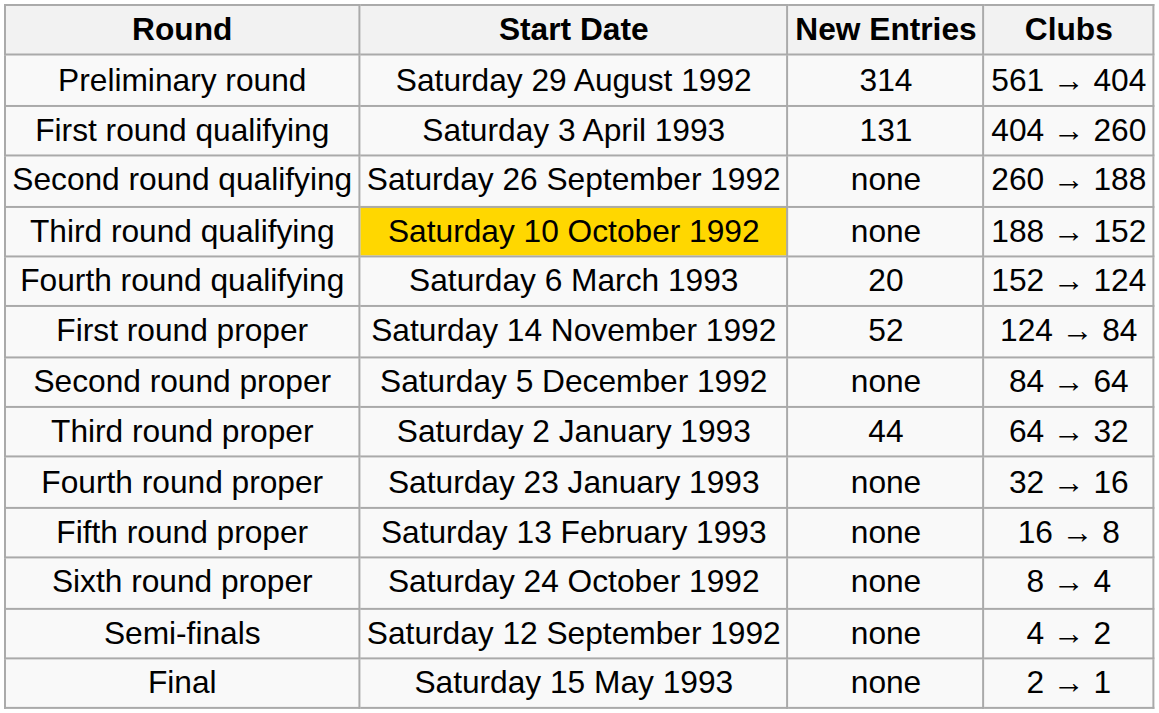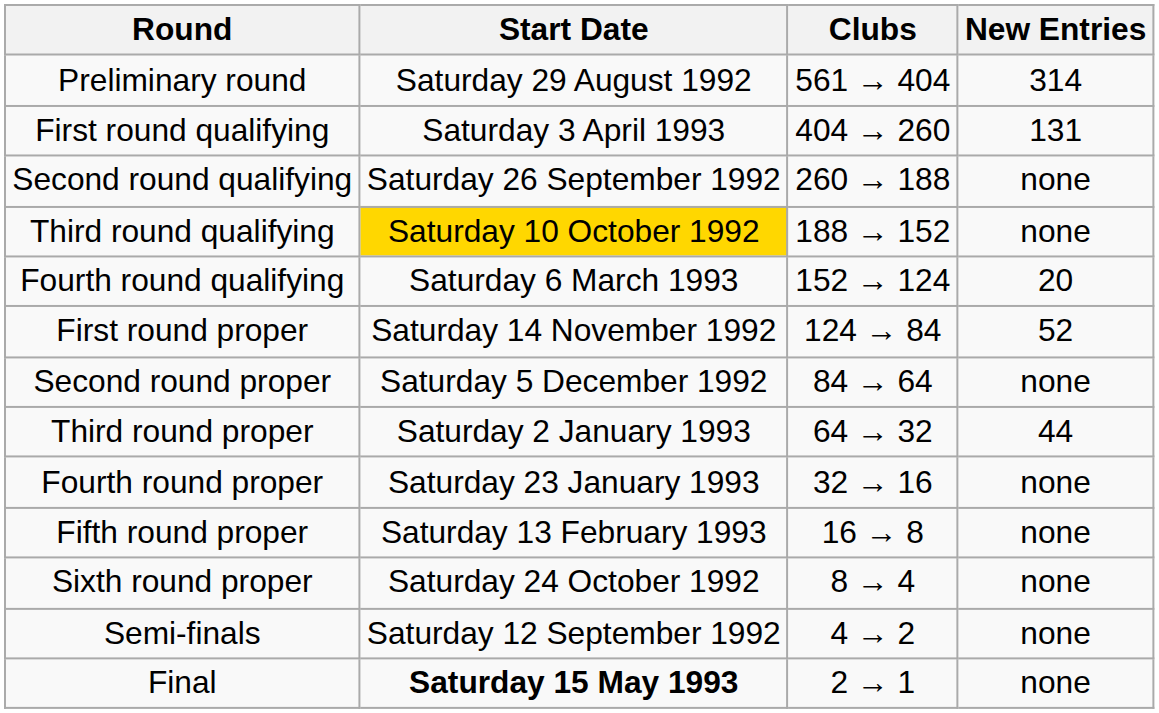columns swapped: (886, 29) <-> (1069, 29)
(574, 682) normal -> (574, 682) bold
